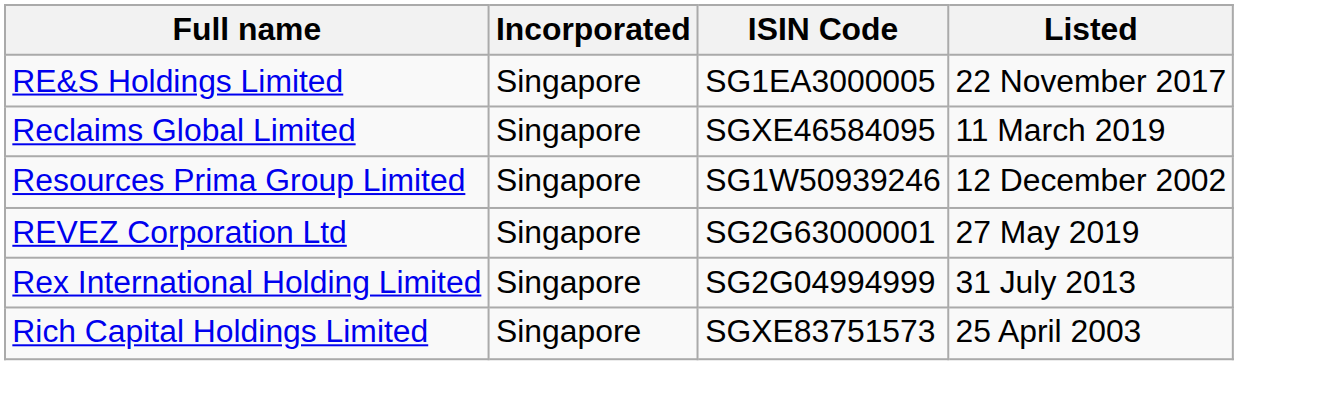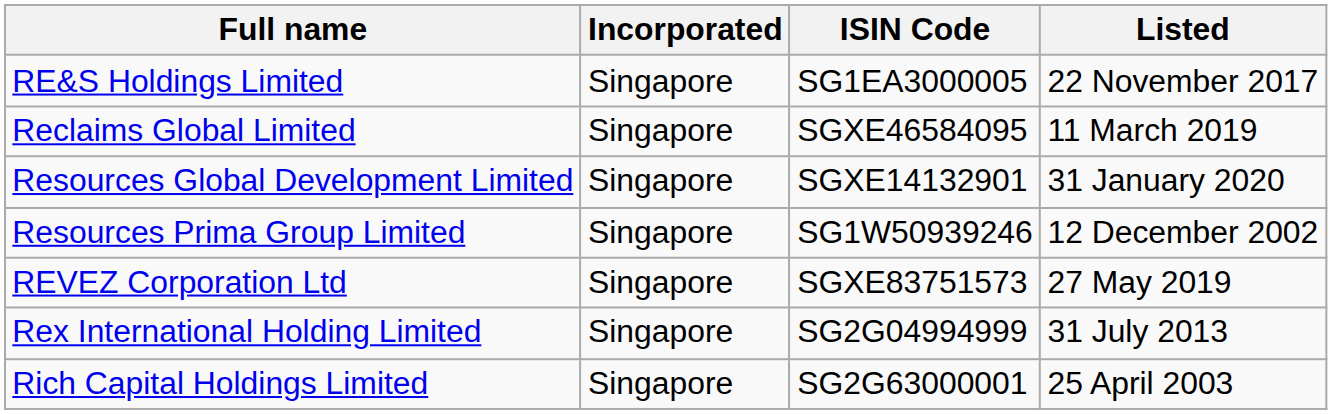+ row: (293, 181)
(820, 231) SG2G63000001 -> (912, 282) SGXE83751573
(820, 332) SGXE83751573 -> (912, 383) SG2G63000001
